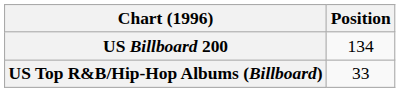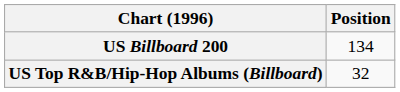(361, 73) 33 -> (361, 73) 32
